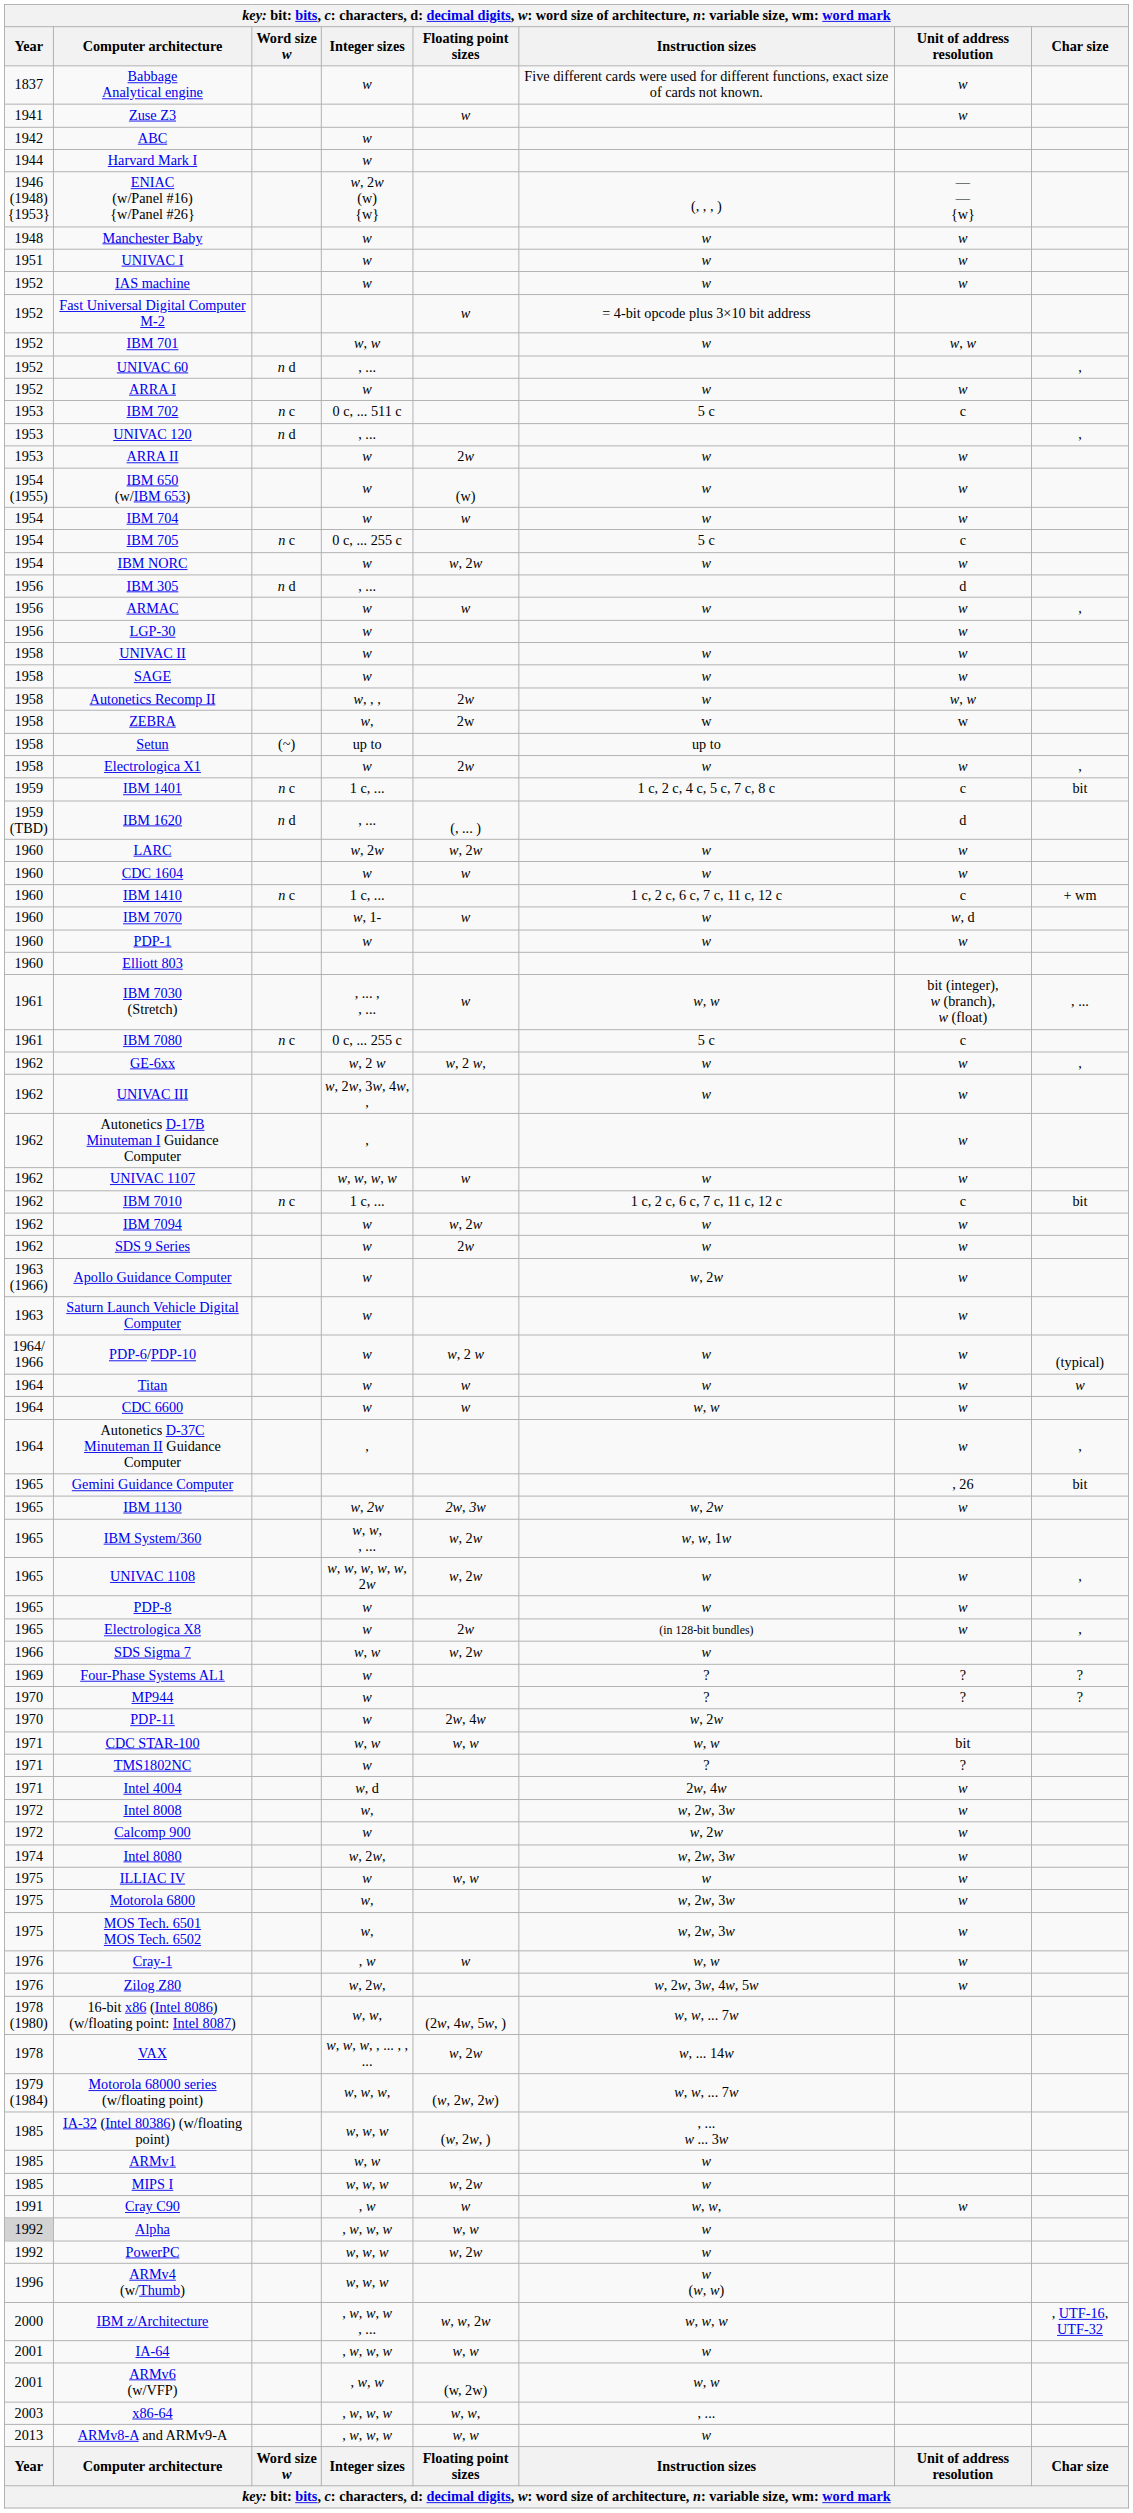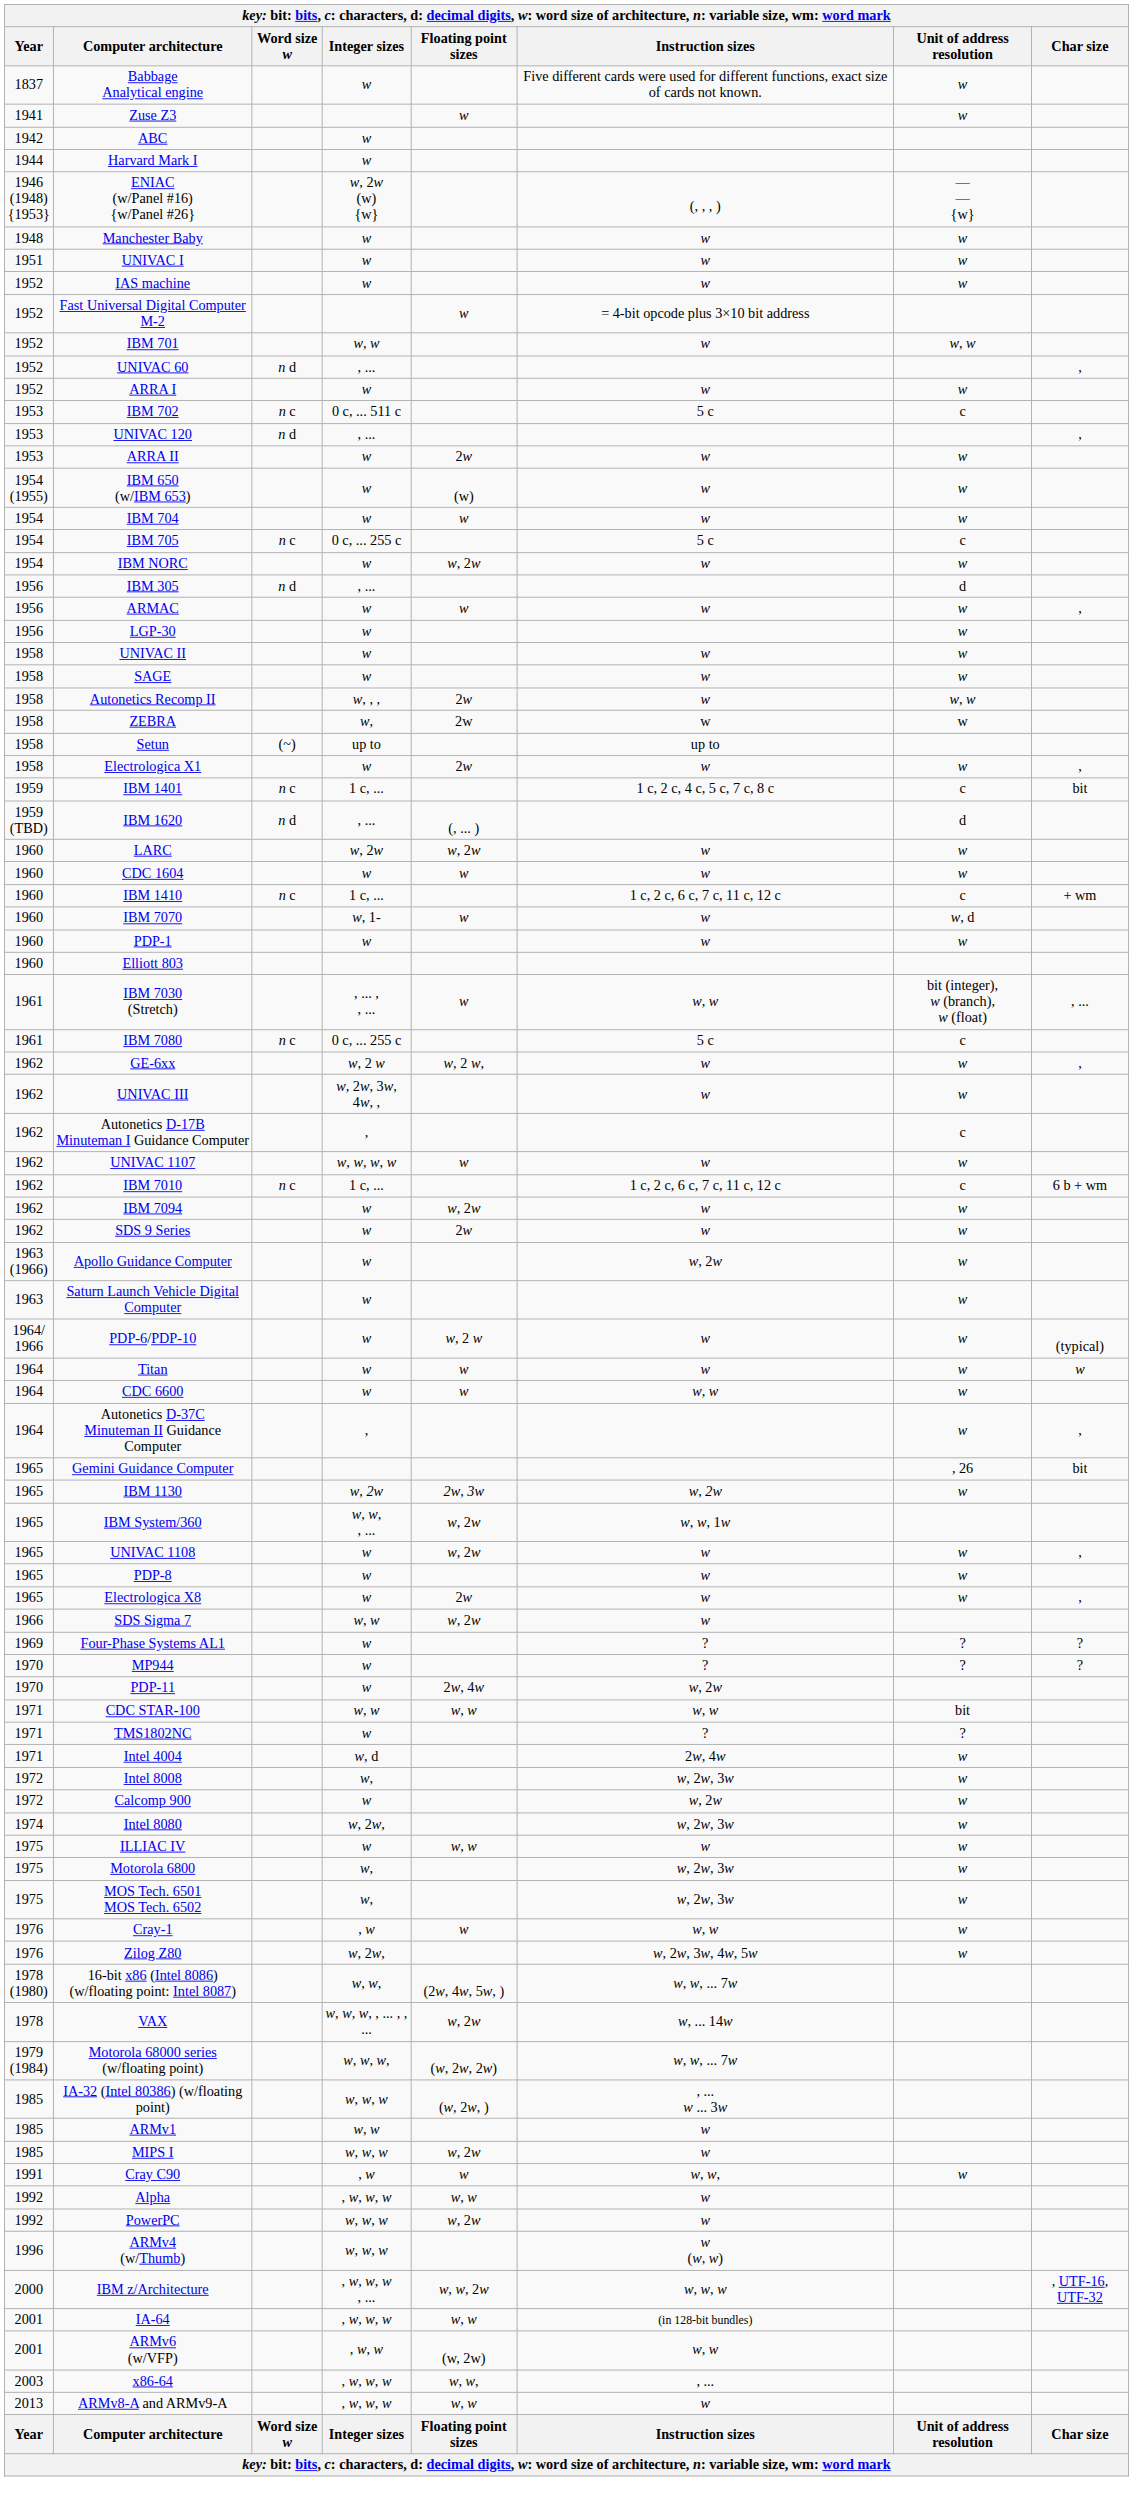(963, 1140) w -> (963, 1132) c
(1080, 1201) bit -> (1080, 1185) 6 b + wm
(367, 1576) w, w, w, w, w, 2w -> (366, 1552) w
(706, 1630) (in 128-bit bundles) -> (705, 1597) w
(29, 2229) lightgrey background -> (29, 2197) no background
(706, 2351) w -> (705, 2320) (in 128-bit bundles)
